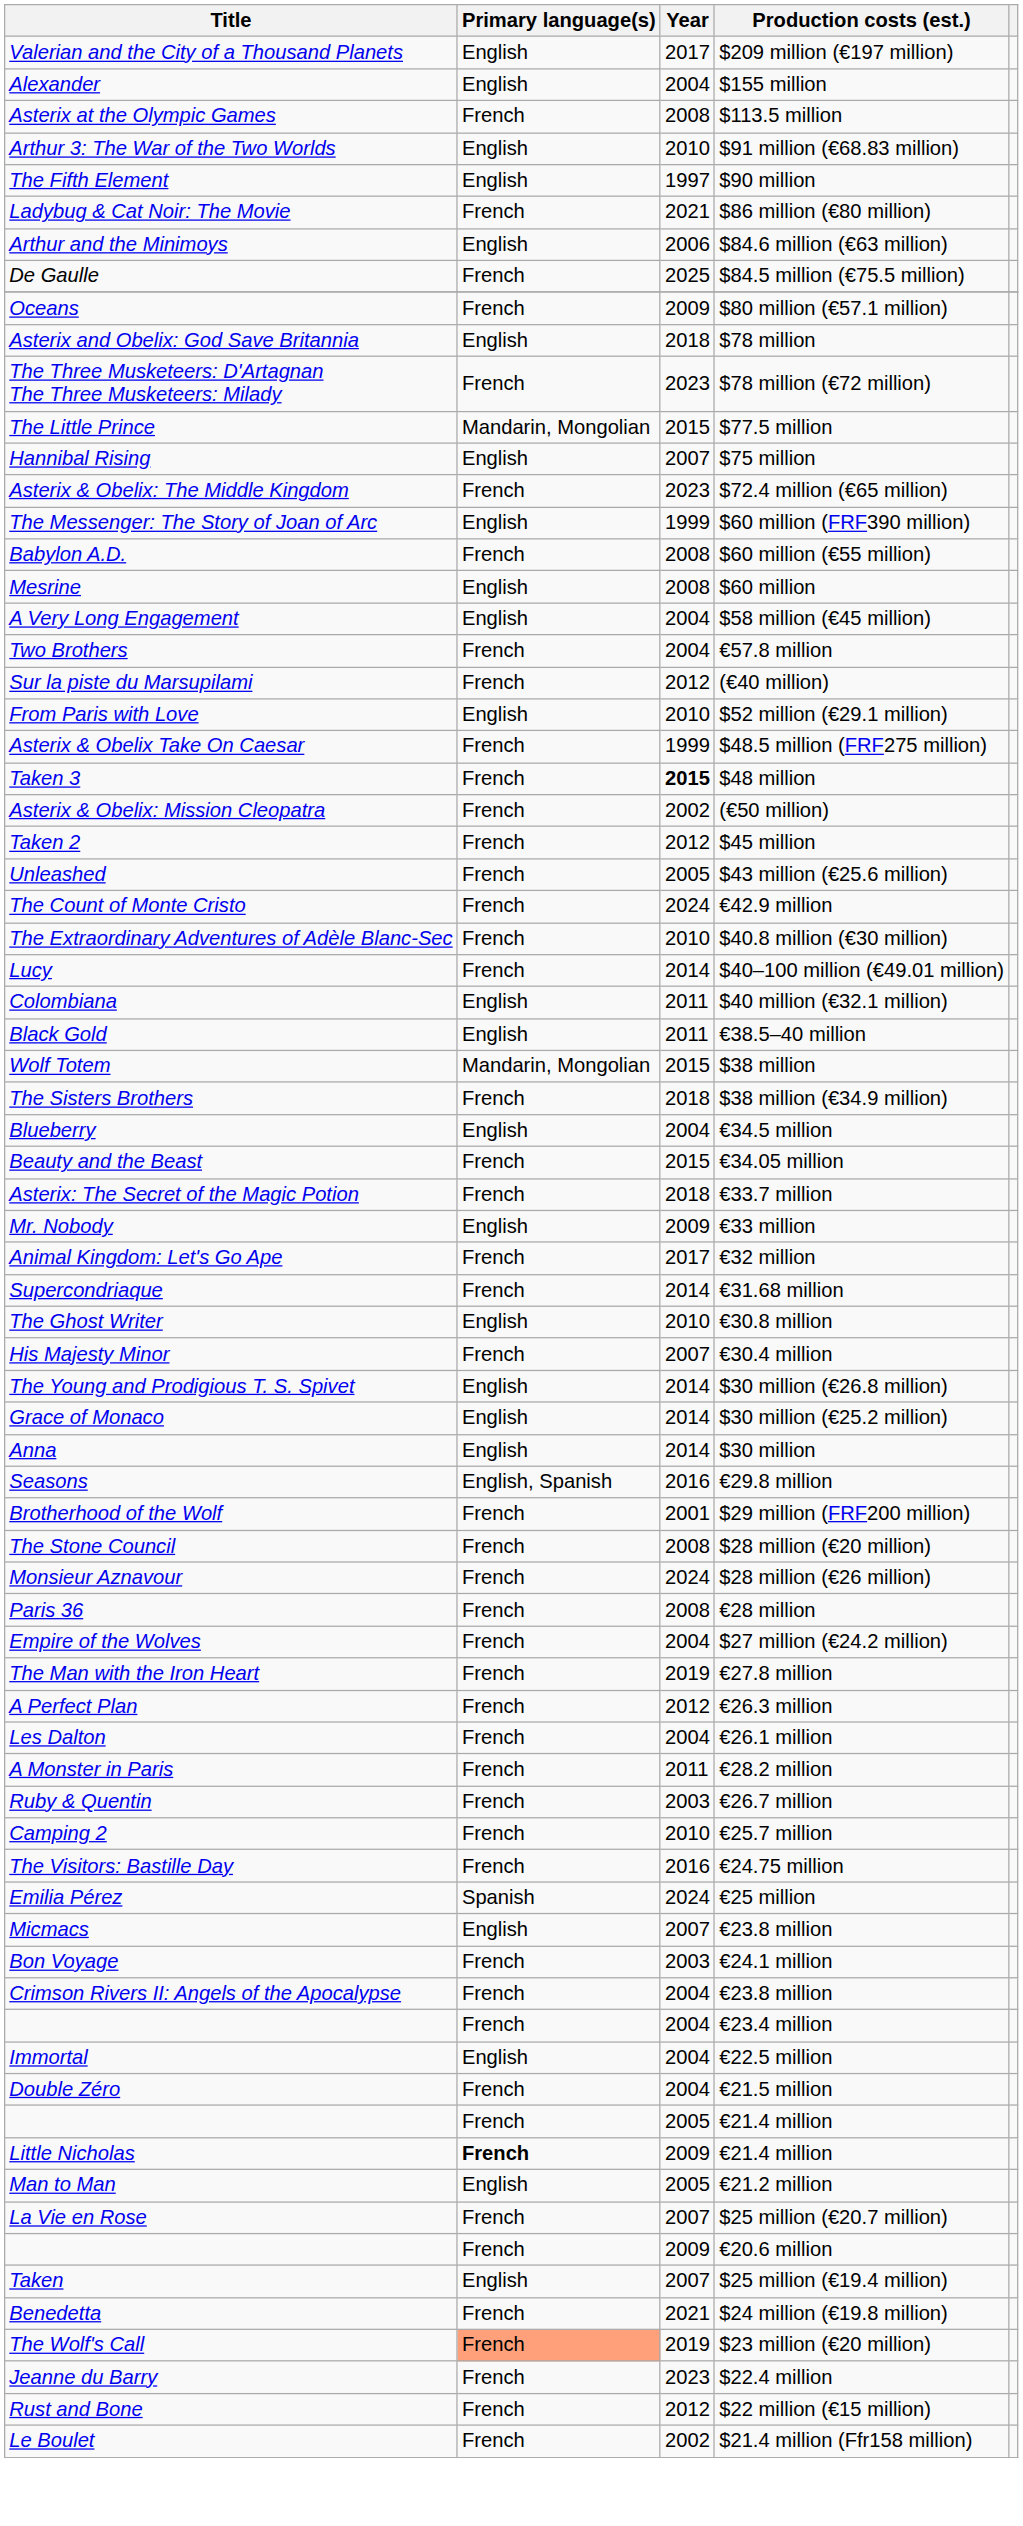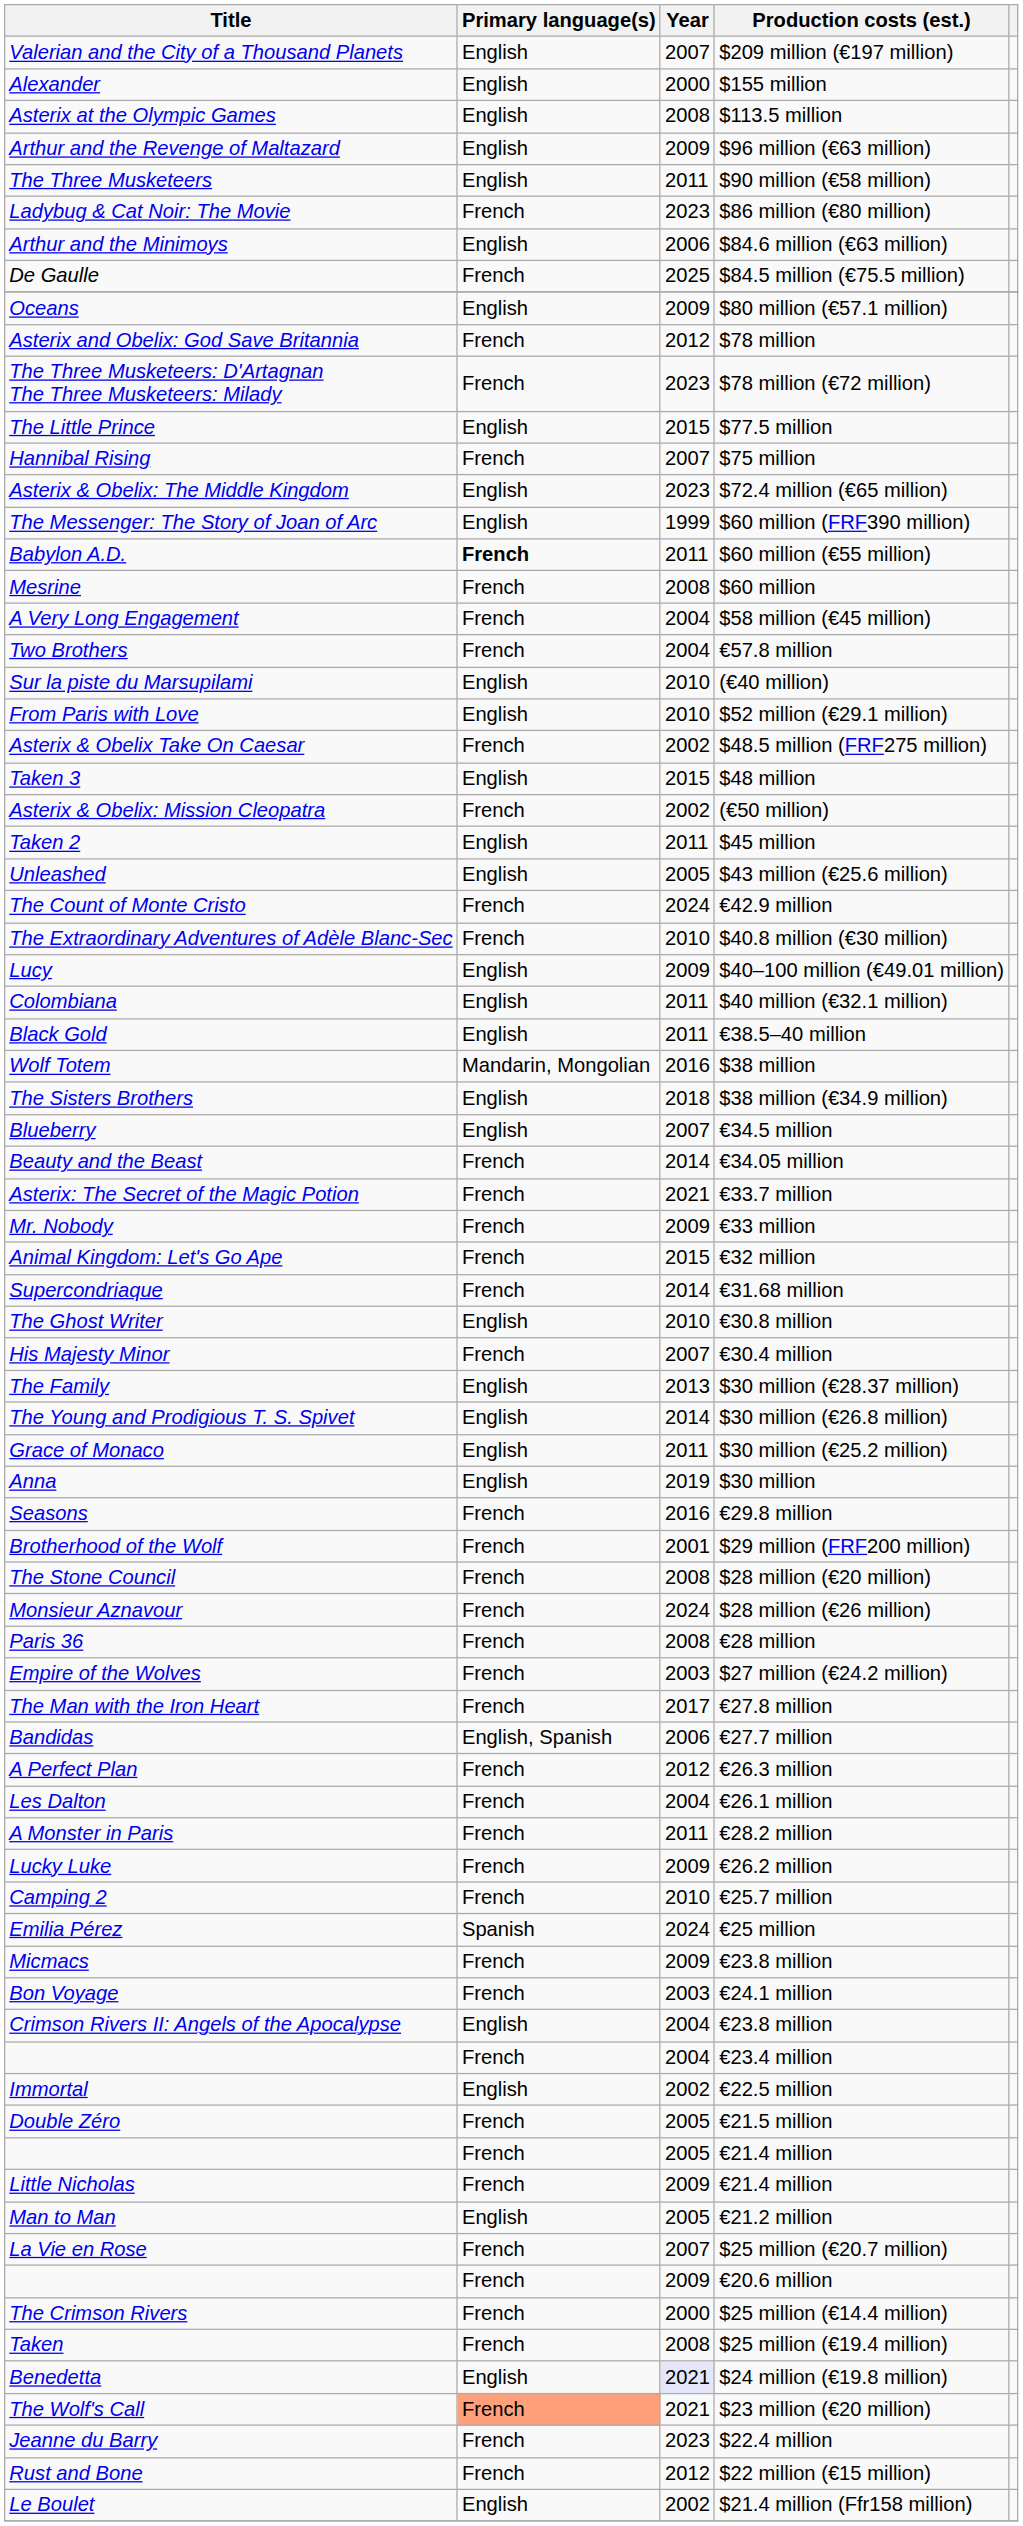(687, 52) 2017 -> (687, 52) 2007
(687, 84) 2004 -> (687, 84) 2000
(493, 116) French -> (495, 116) English
+ row: (175, 148)
- row: (172, 148)
- row: (89, 180)
+ row: (111, 180)
(687, 212) 2021 -> (687, 212) 2023
(493, 308) French -> (495, 308) English
(495, 340) English -> (493, 340) French
(687, 340) 2018 -> (687, 340) 2012
(556, 426) Mandarin, Mongolian -> (495, 426) English
(495, 458) English -> (493, 458) French
(493, 490) French -> (495, 490) English
(493, 554) normal -> (496, 554) bold
(687, 554) 2008 -> (687, 554) 2011
(495, 586) English -> (493, 586) French
(495, 618) English -> (493, 618) French
(493, 682) French -> (495, 682) English
(687, 682) 2012 -> (687, 682) 2010
(687, 746) 1999 -> (687, 746) 2002
(493, 778) French -> (495, 778) English
(687, 778) bold -> (687, 778) normal
(493, 842) French -> (495, 842) English
(687, 842) 2012 -> (687, 842) 2011
(493, 874) French -> (495, 874) English
(493, 970) French -> (495, 970) English
(687, 970) 2014 -> (687, 970) 2009
(687, 1066) 2015 -> (687, 1066) 2016
(493, 1098) French -> (495, 1098) English
(687, 1130) 2004 -> (687, 1130) 2007
(687, 1162) 2015 -> (687, 1162) 2014
(687, 1194) 2018 -> (687, 1194) 2021
(495, 1226) English -> (493, 1226) French
(687, 1258) 2017 -> (687, 1258) 2015
+ row: (59, 1386)
(687, 1417) 2014 -> (687, 1449) 2011
(687, 1449) 2014 -> (687, 1481) 2019
(537, 1481) English, Spanish -> (493, 1513) French
(687, 1641) 2004 -> (687, 1673) 2003
(687, 1673) 2019 -> (687, 1705) 2017
+ row: (51, 1737)
- row: (80, 1801)
+ row: (60, 1865)
- row: (121, 1865)
(495, 1929) English -> (493, 1961) French
(687, 1929) 2007 -> (687, 1961) 2009
(493, 1993) French -> (495, 2025) English
(687, 2057) 2004 -> (687, 2089) 2002
(687, 2089) 2004 -> (687, 2121) 2005
(496, 2153) bold -> (493, 2185) normal
+ row: (98, 2313)
(495, 2281) English -> (493, 2345) French
(687, 2281) 2007 -> (687, 2345) 2008
(493, 2313) French -> (495, 2377) English
(687, 2313) no background -> (687, 2377) lavender background
(687, 2345) 2019 -> (687, 2409) 2021
(493, 2441) French -> (495, 2505) English
